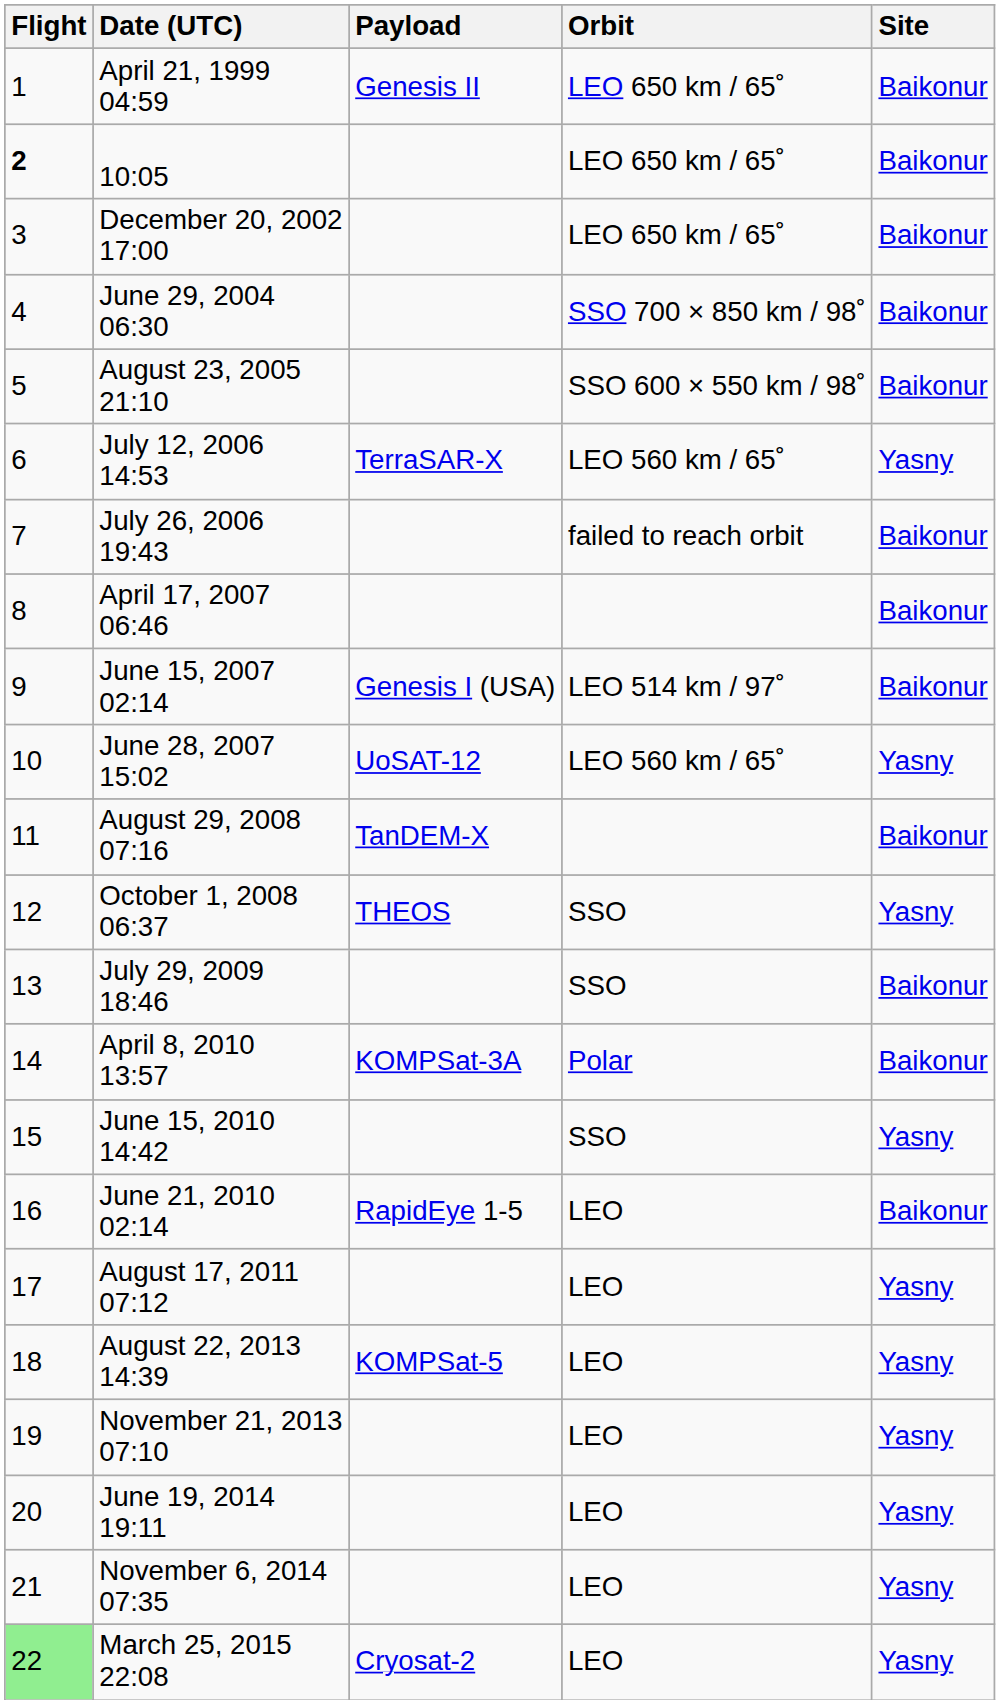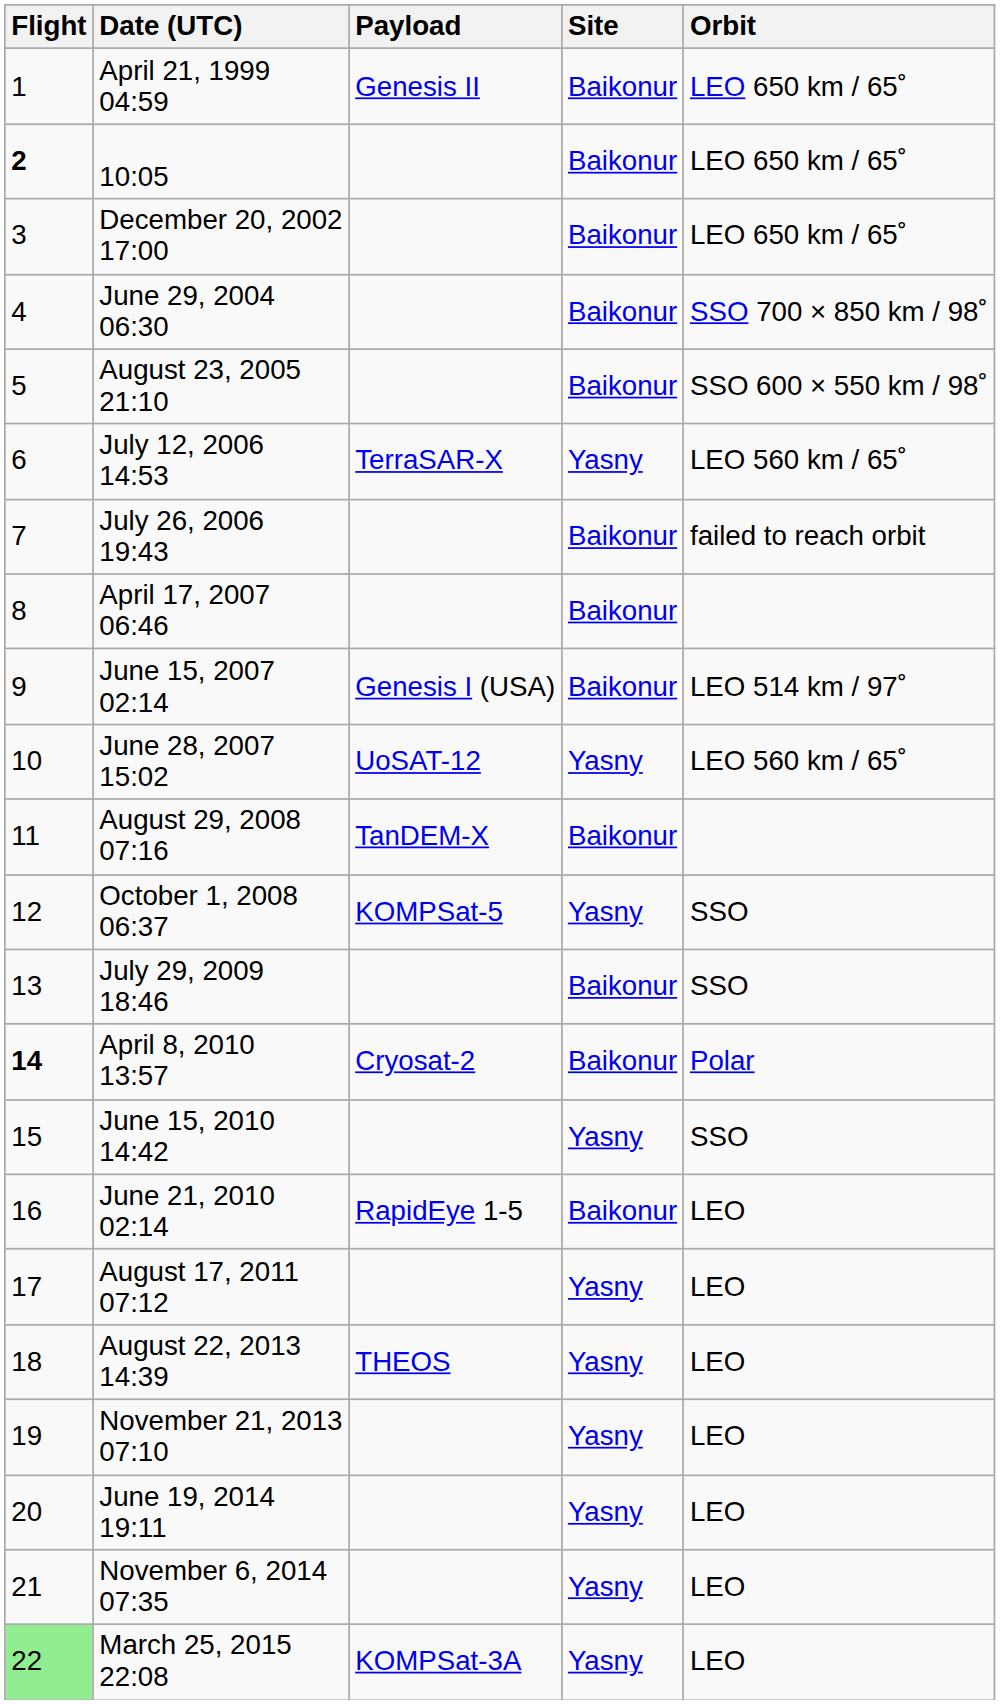columns swapped: (601, 26) <-> (904, 26)
(403, 911) THEOS -> (429, 911) KOMPSat-5
(27, 1061) normal -> (27, 1061) bold
(438, 1061) KOMPSat-3A -> (415, 1061) Cryosat-2
(429, 1361) KOMPSat-5 -> (403, 1361) THEOS
(415, 1661) Cryosat-2 -> (438, 1661) KOMPSat-3A
